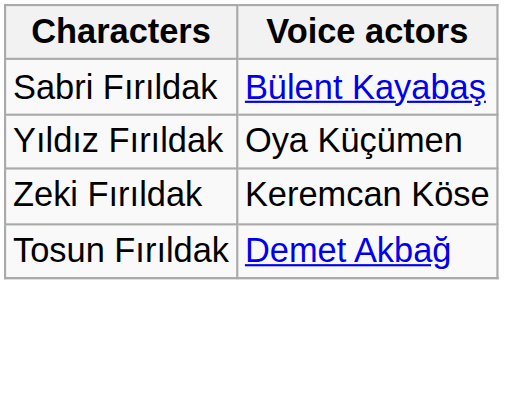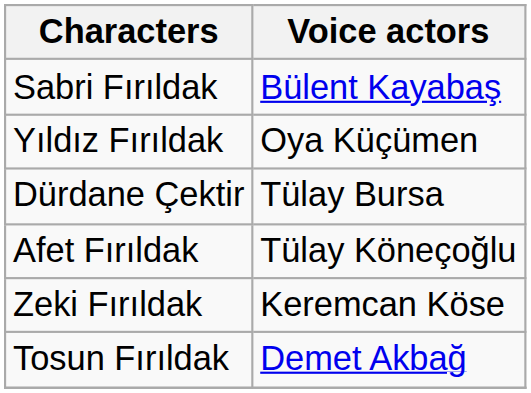+ row: (129, 195)
+ row: (106, 250)
